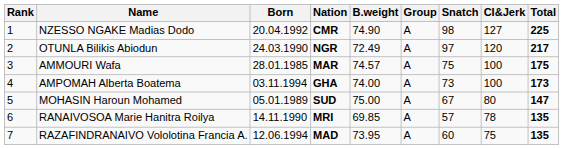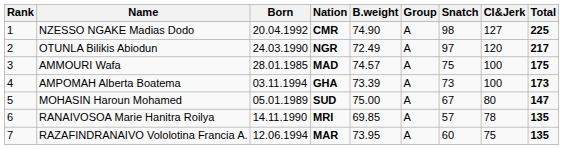(326, 65) MAR -> (326, 65) MAD
(366, 83) 74.00 -> (366, 83) 73.39
(326, 135) MAD -> (326, 135) MAR
